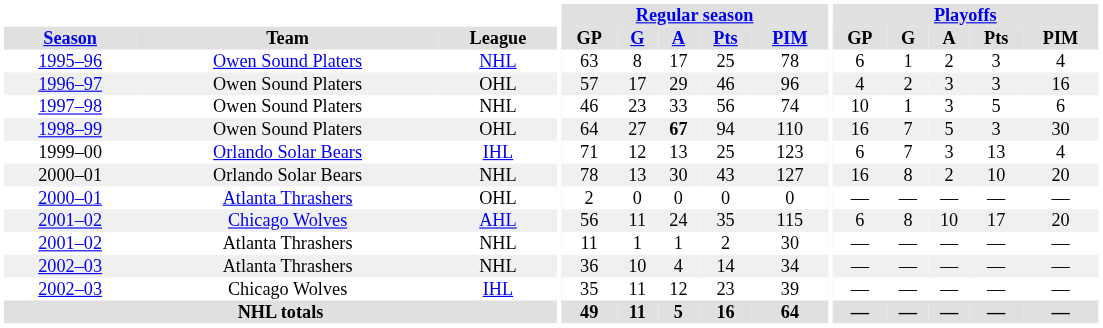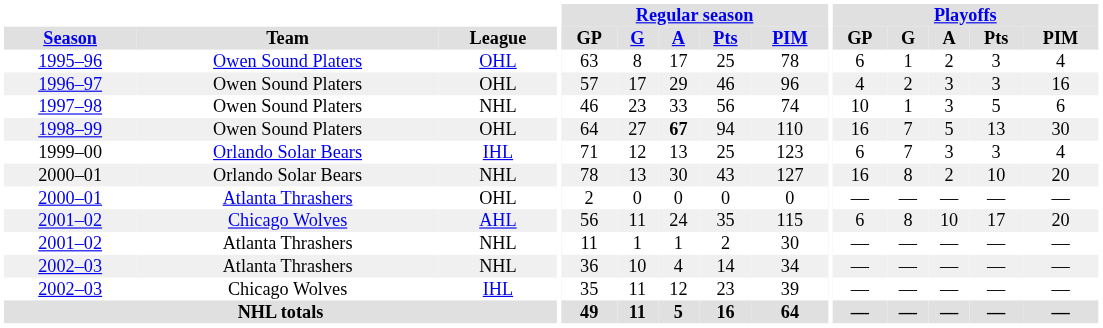(498, 60) NHL -> (498, 60) OHL
(996, 129) 3 -> (996, 129) 13
(996, 152) 13 -> (996, 152) 3
